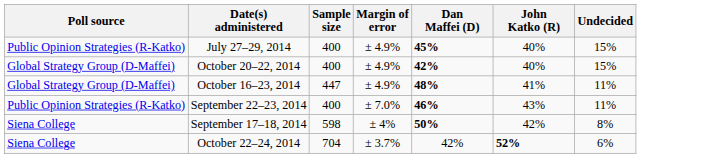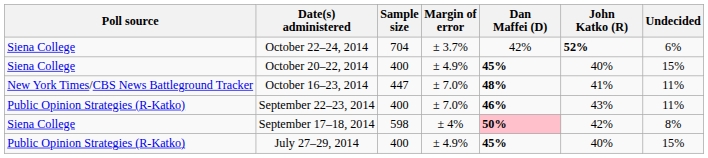rows swapped: (249, 143) <-> (249, 47)
(91, 66) Global Strategy Group (D-Maffei) -> (41, 66) Siena College
(426, 66) 42% -> (494, 66) 45%
(91, 85) Global Strategy Group (D-Maffei) -> (130, 85) New York Times/CBS News Battleground Tracker
(382, 85) ± 4.9% -> (450, 85) ± 7.0%
(426, 124) no background -> (494, 124) pink background
